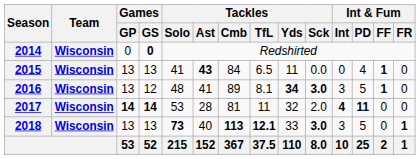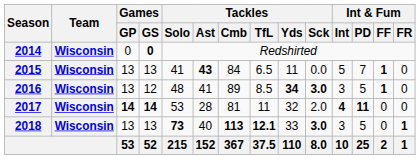(342, 70) 0 -> (342, 70) 5
(363, 70) 4 -> (363, 70) 7
(264, 88) 8.1 -> (264, 88) 8.5
